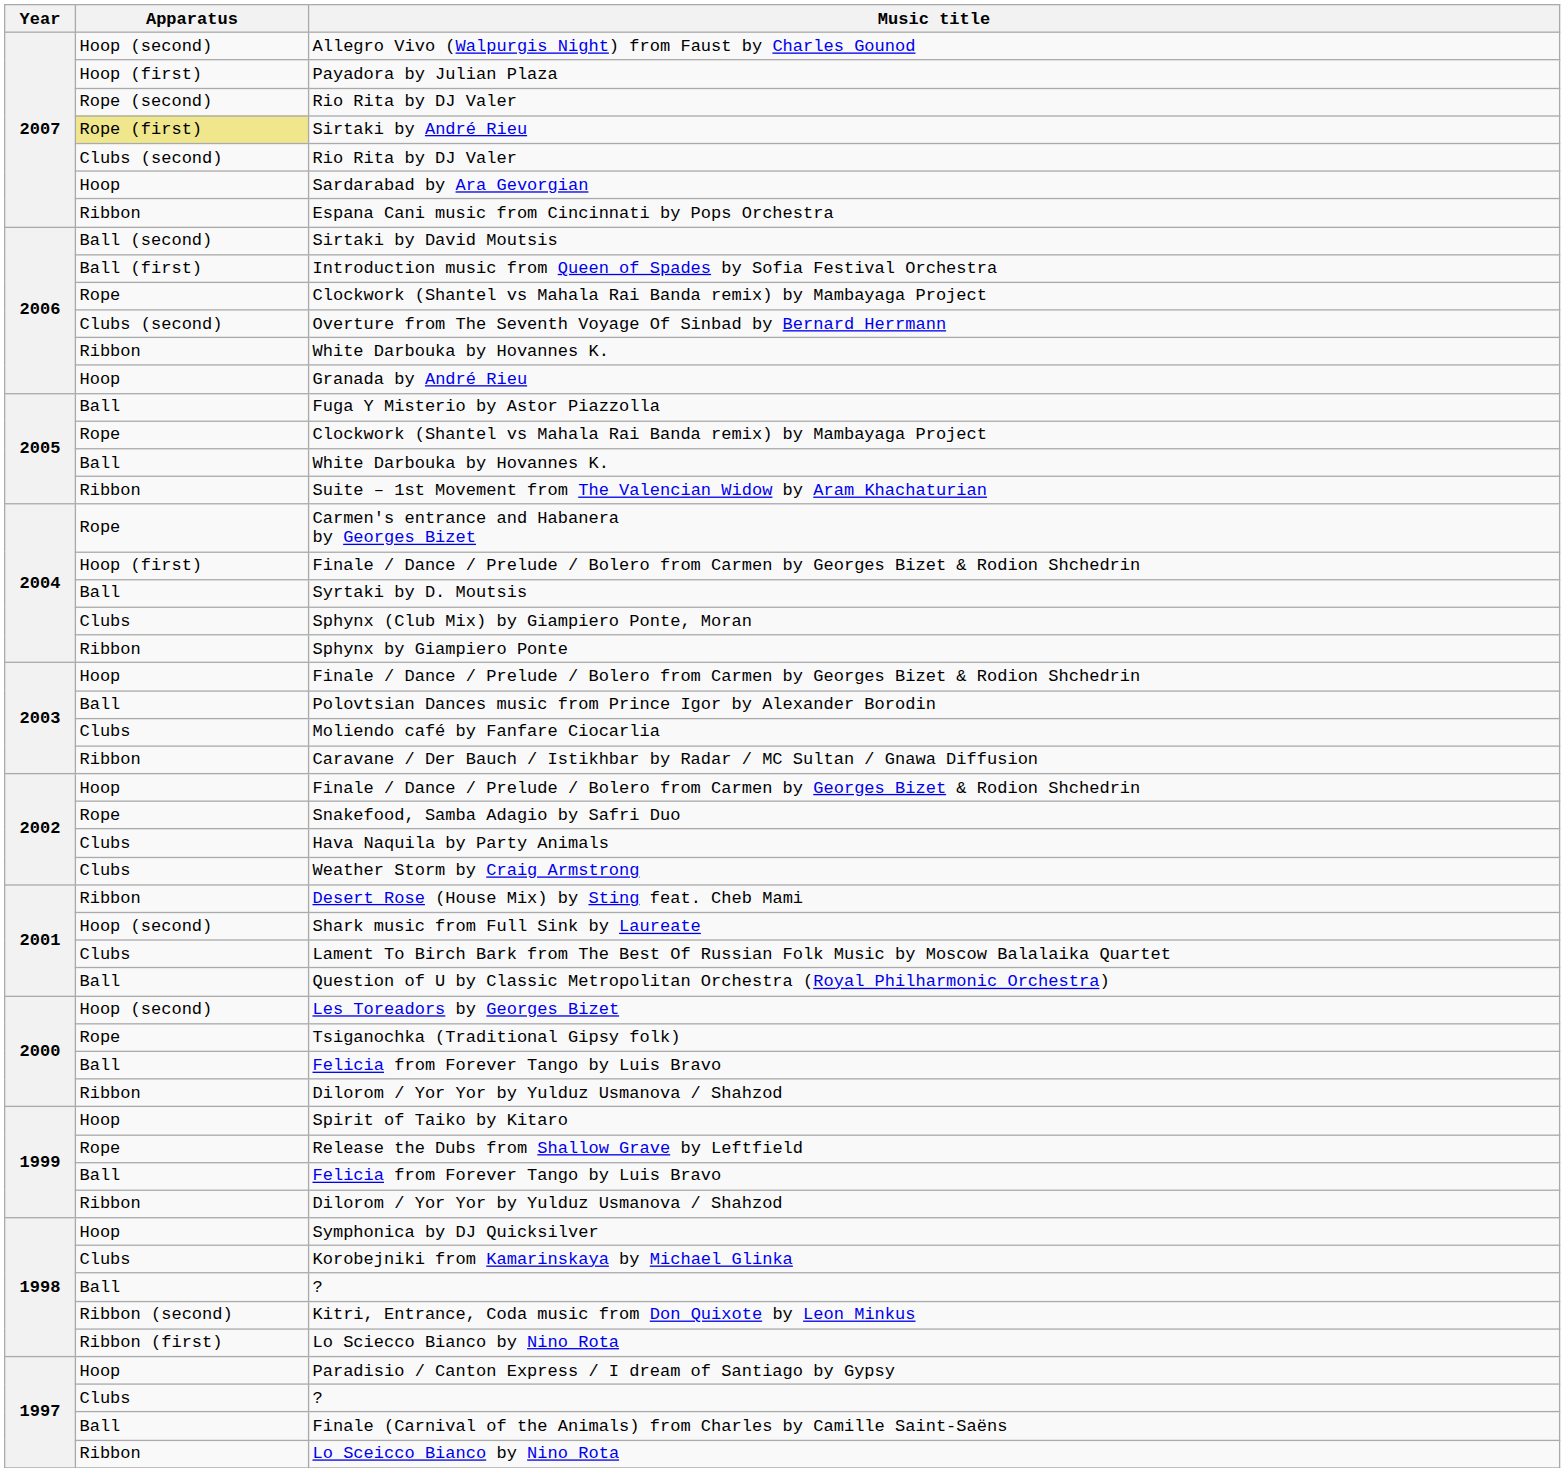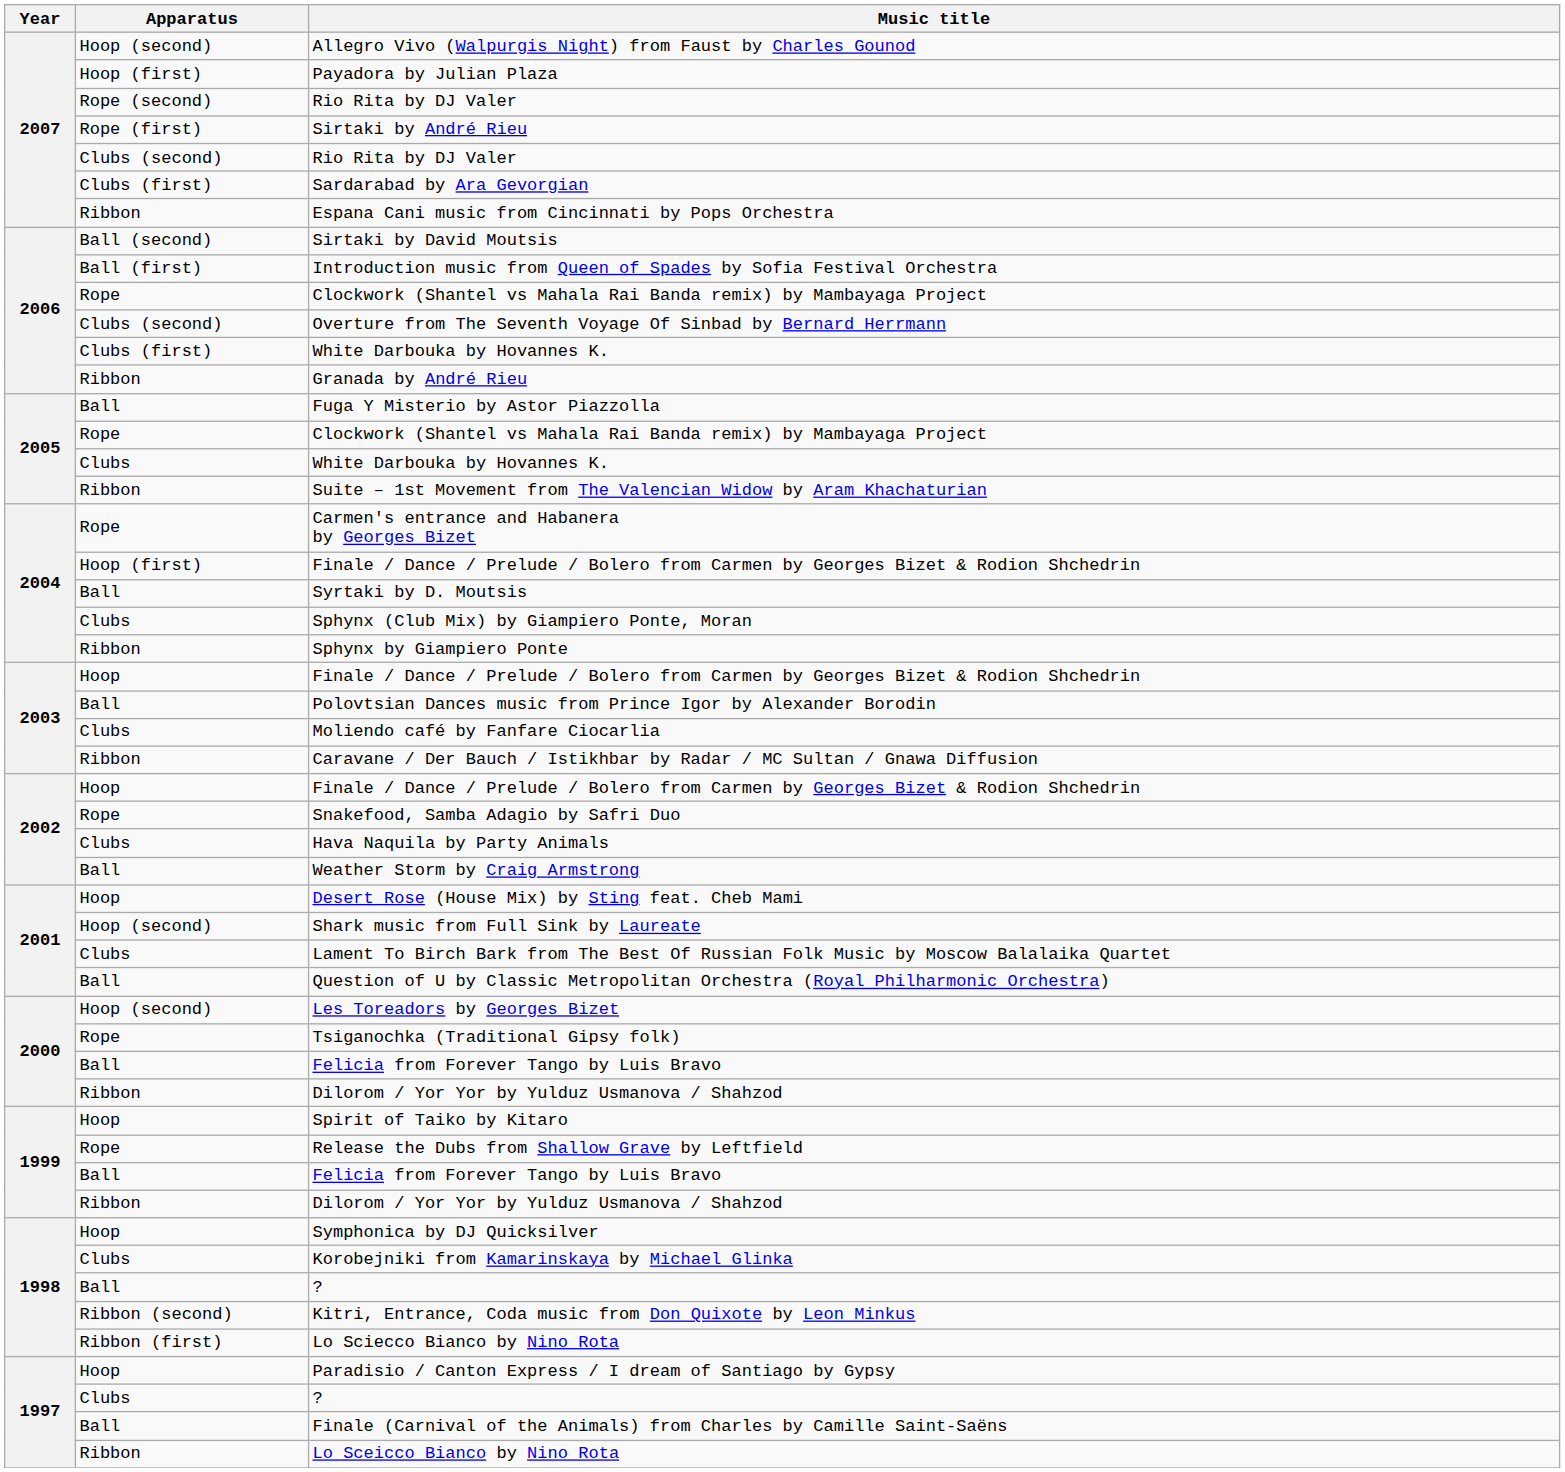(141, 130) khaki background -> (141, 130) no background
(100, 185) Hoop -> (146, 185) Clubs (first)
(110, 352) Ribbon -> (146, 352) Clubs (first)
(100, 379) Hoop -> (110, 379) Ribbon
(100, 463) Ball -> (105, 463) Clubs
(105, 871) Clubs -> (100, 871) Ball
(110, 899) Ribbon -> (100, 899) Hoop
